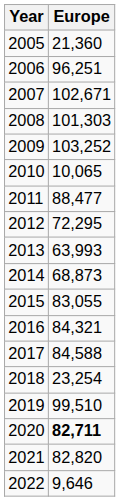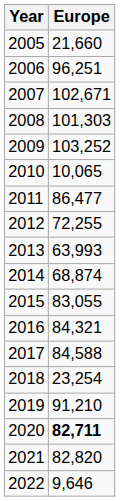(77, 43) 21,360 -> (77, 43) 21,660
(77, 198) 88,477 -> (77, 198) 86,477
(77, 224) 72,295 -> (77, 224) 72,255
(77, 276) 68,873 -> (77, 276) 68,874
(77, 405) 99,510 -> (77, 405) 91,210
